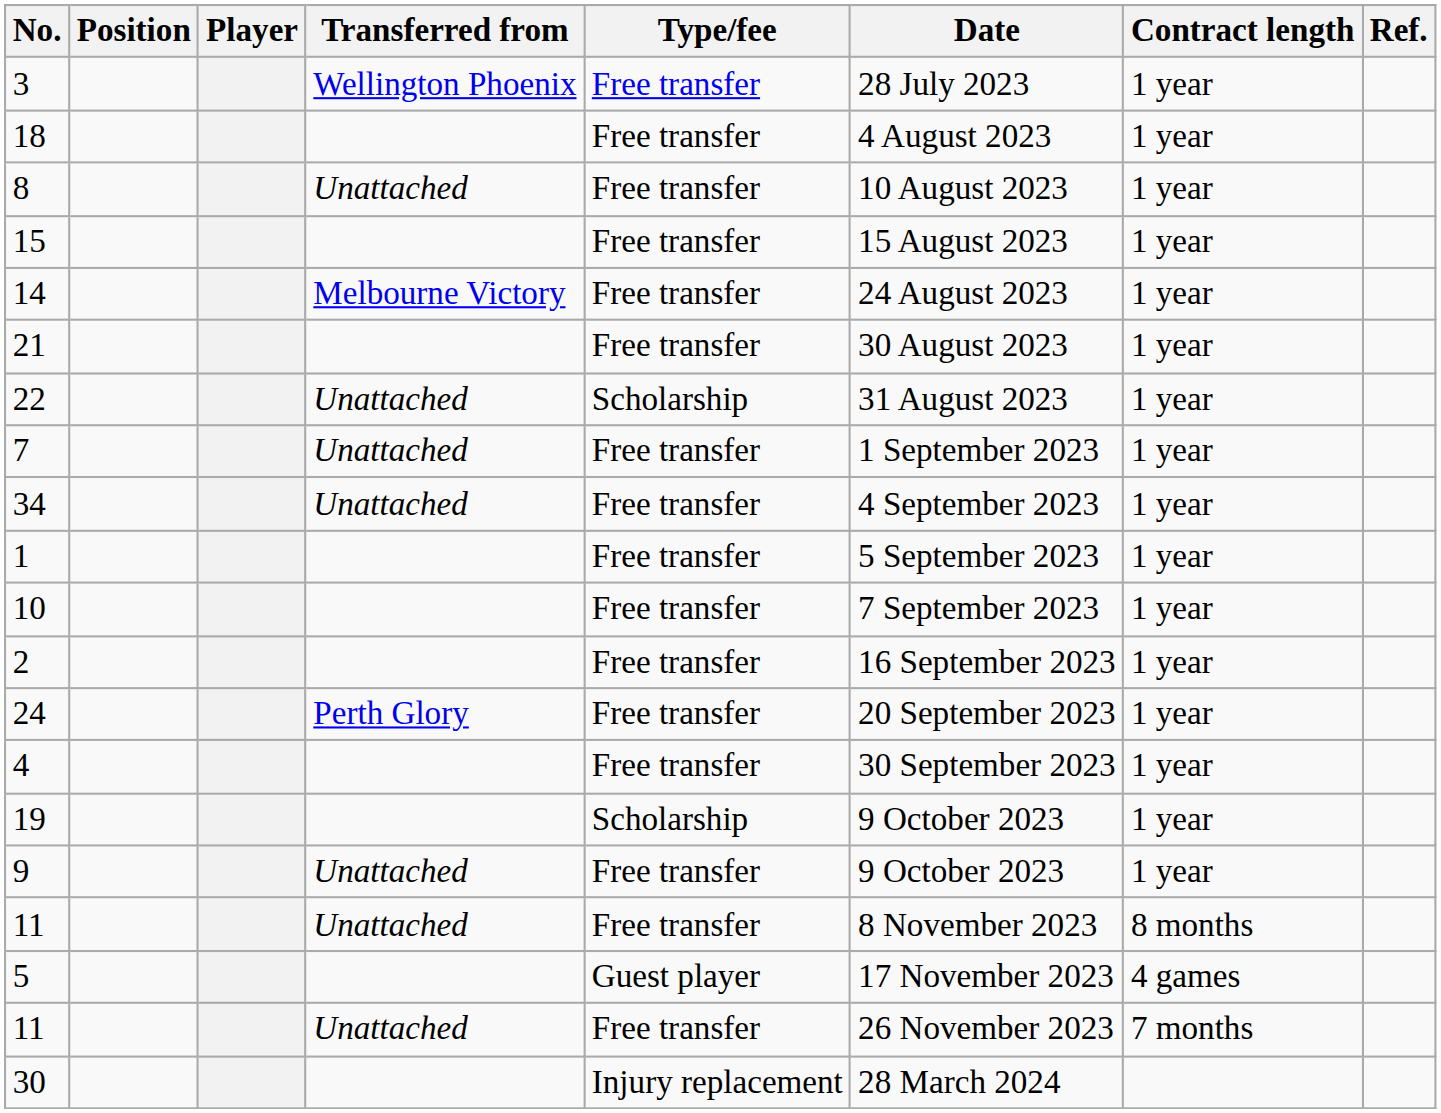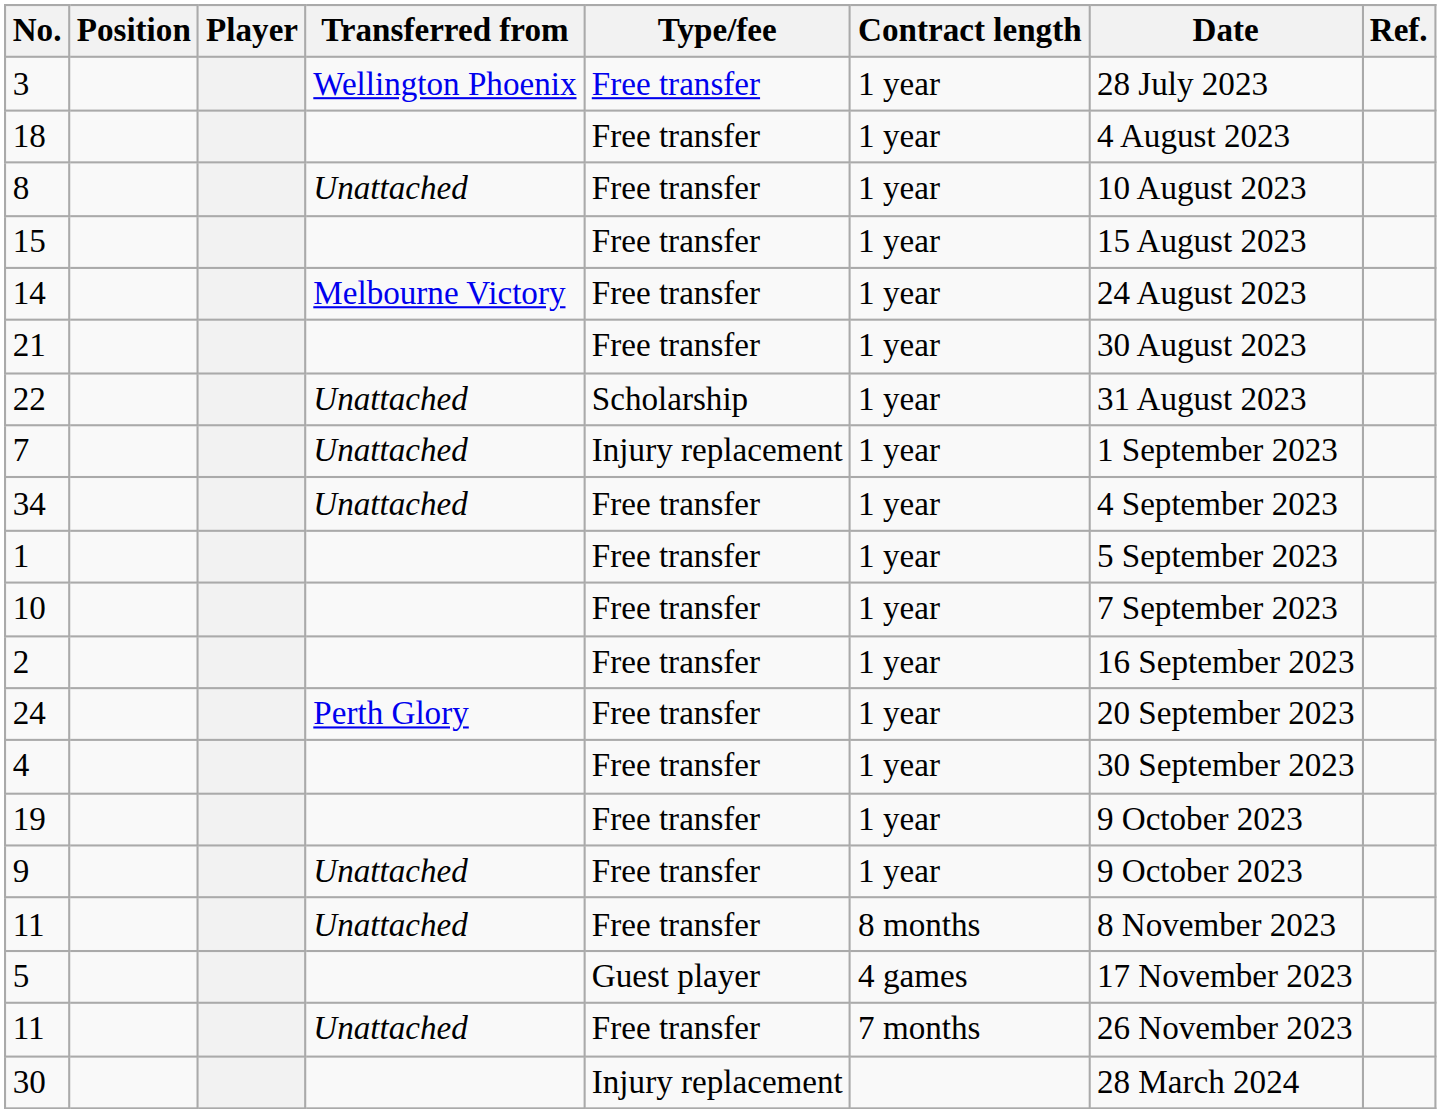columns swapped: (1243, 30) <-> (987, 30)
(676, 450) Free transfer -> (717, 450) Injury replacement
(670, 818) Scholarship -> (676, 818) Free transfer
